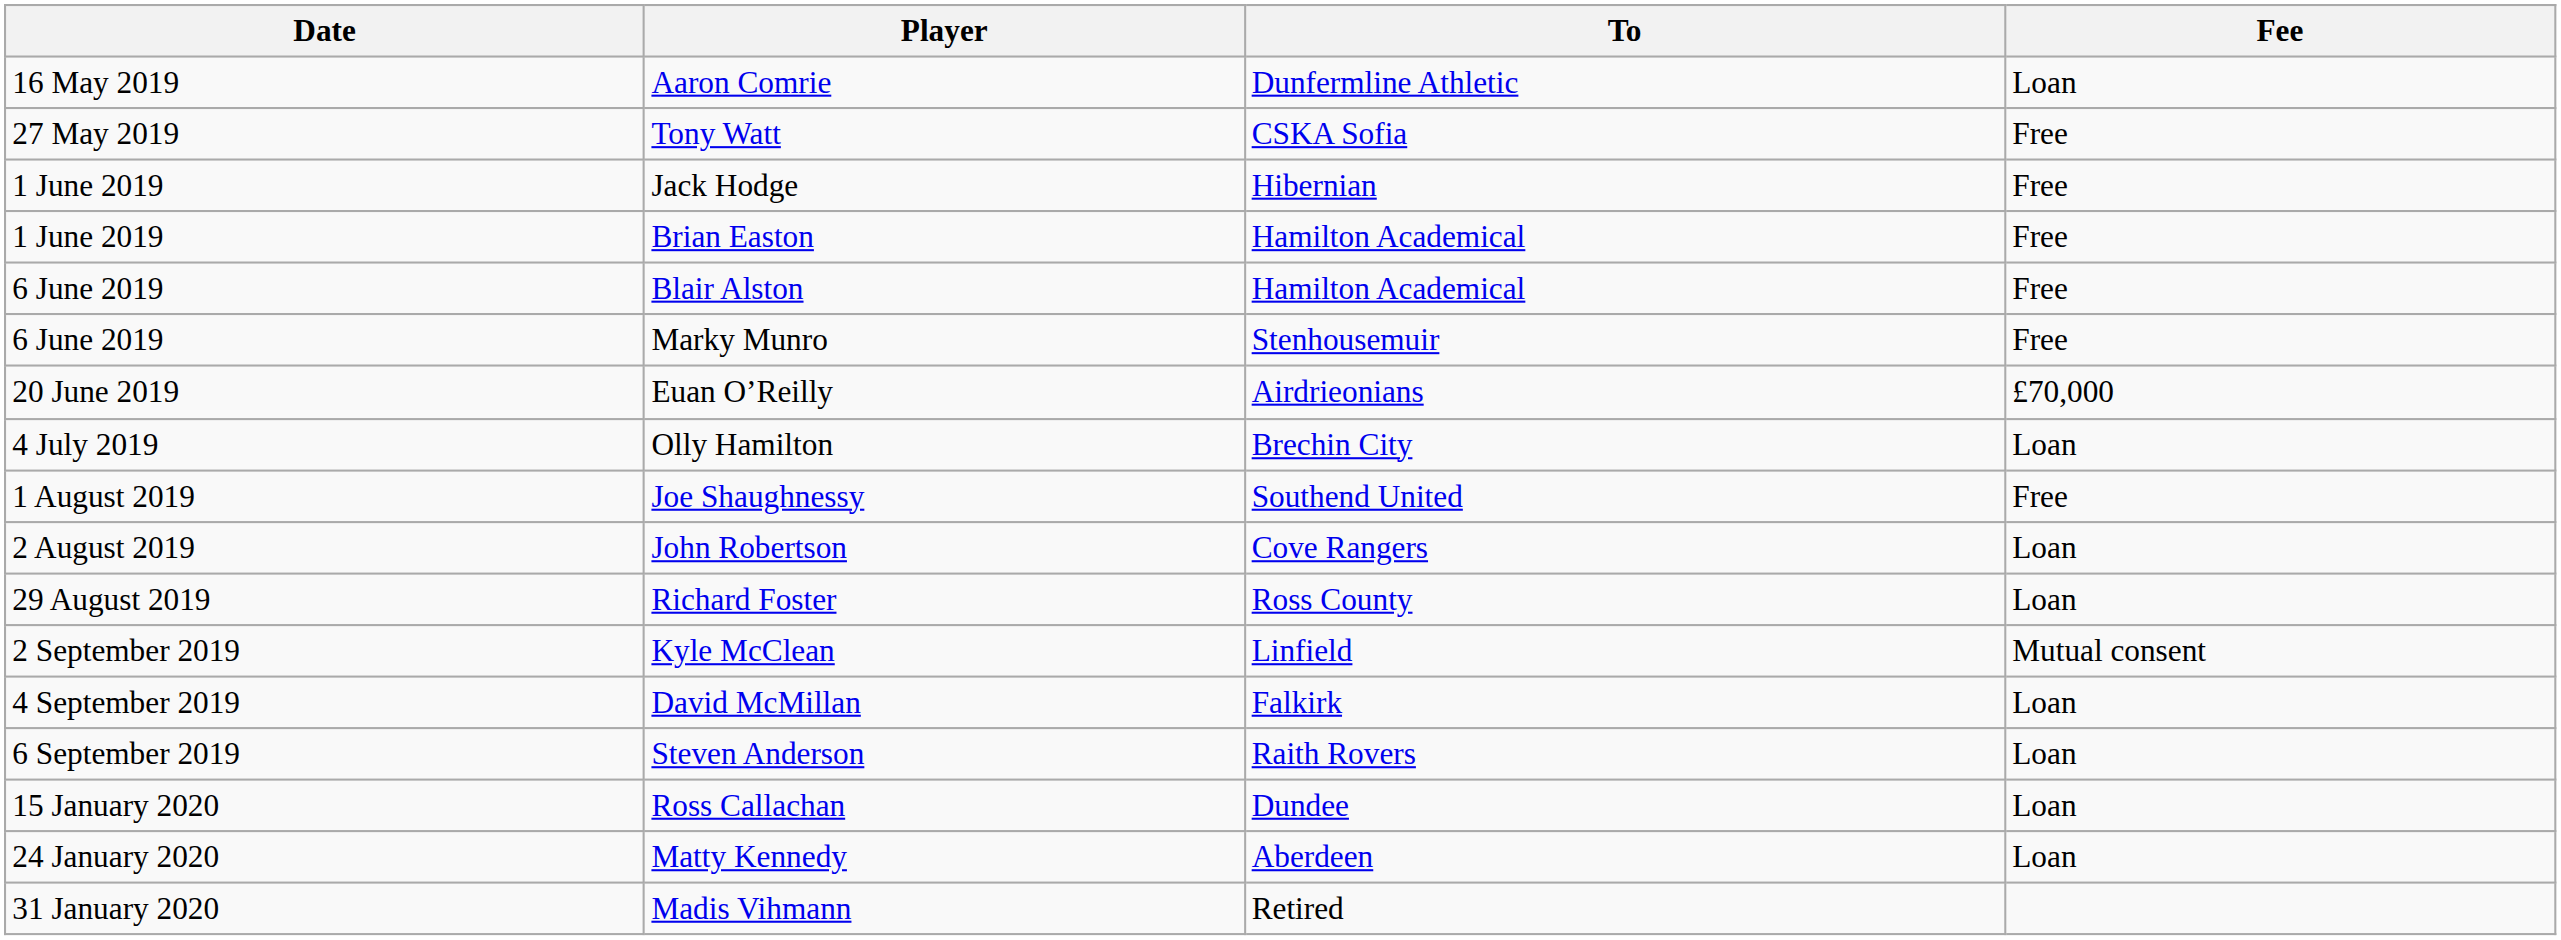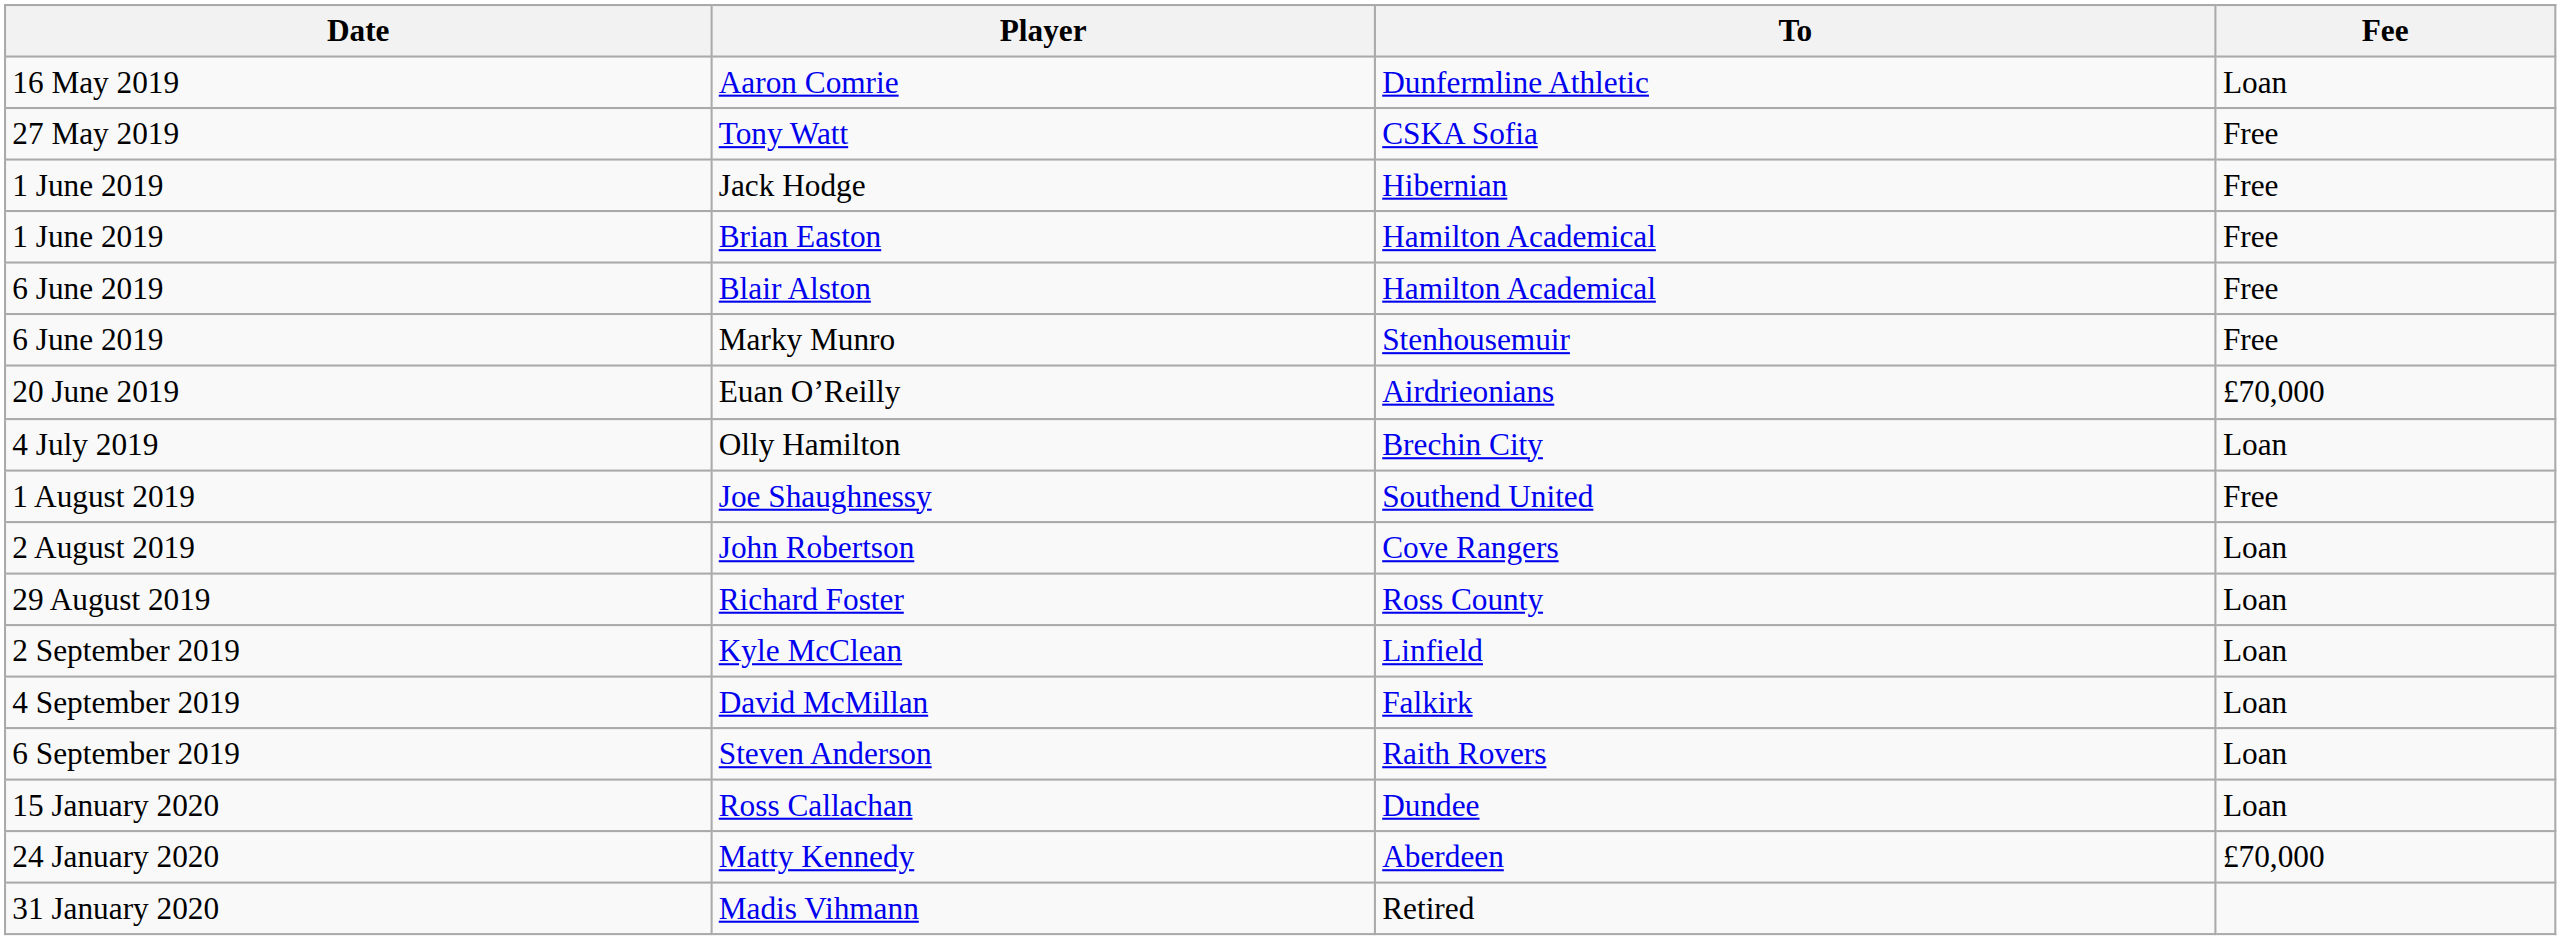(2109, 650) Mutual consent -> (2255, 650) Loan
(2044, 856) Loan -> (2274, 856) £70,000
